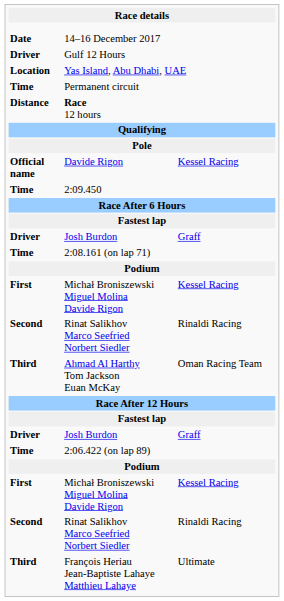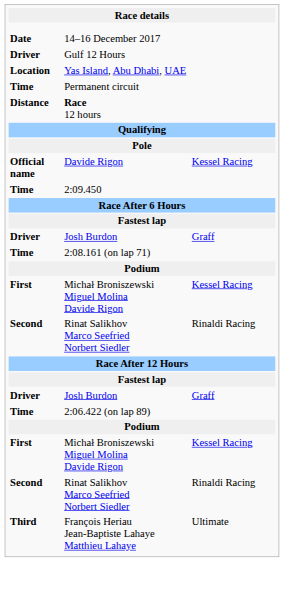- row: (102, 375)
